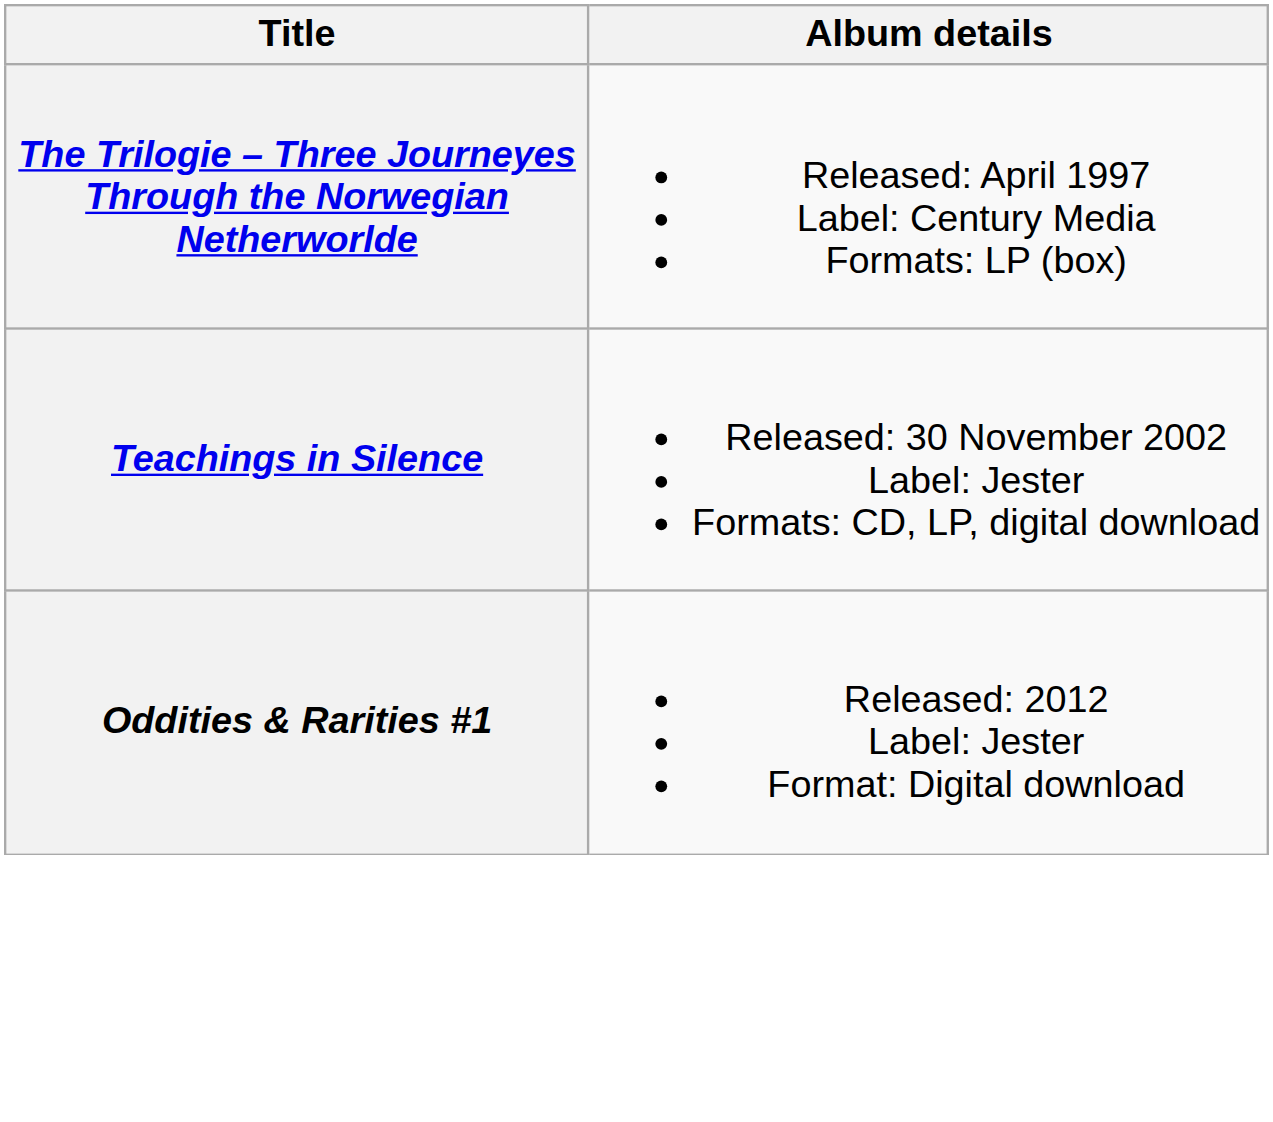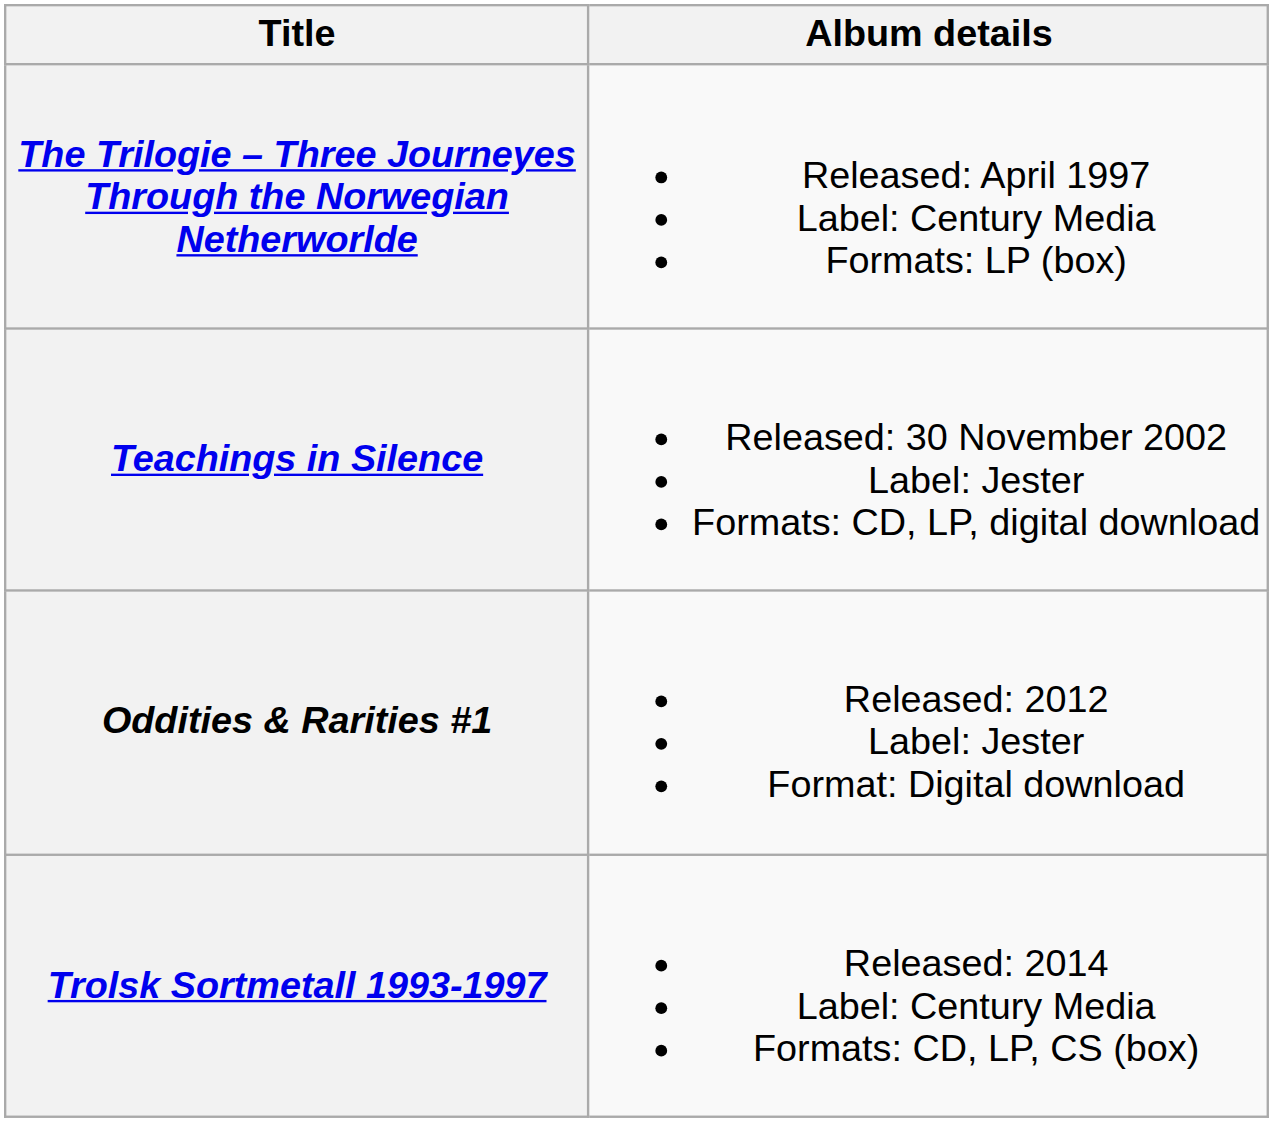+ row: (297, 984)
